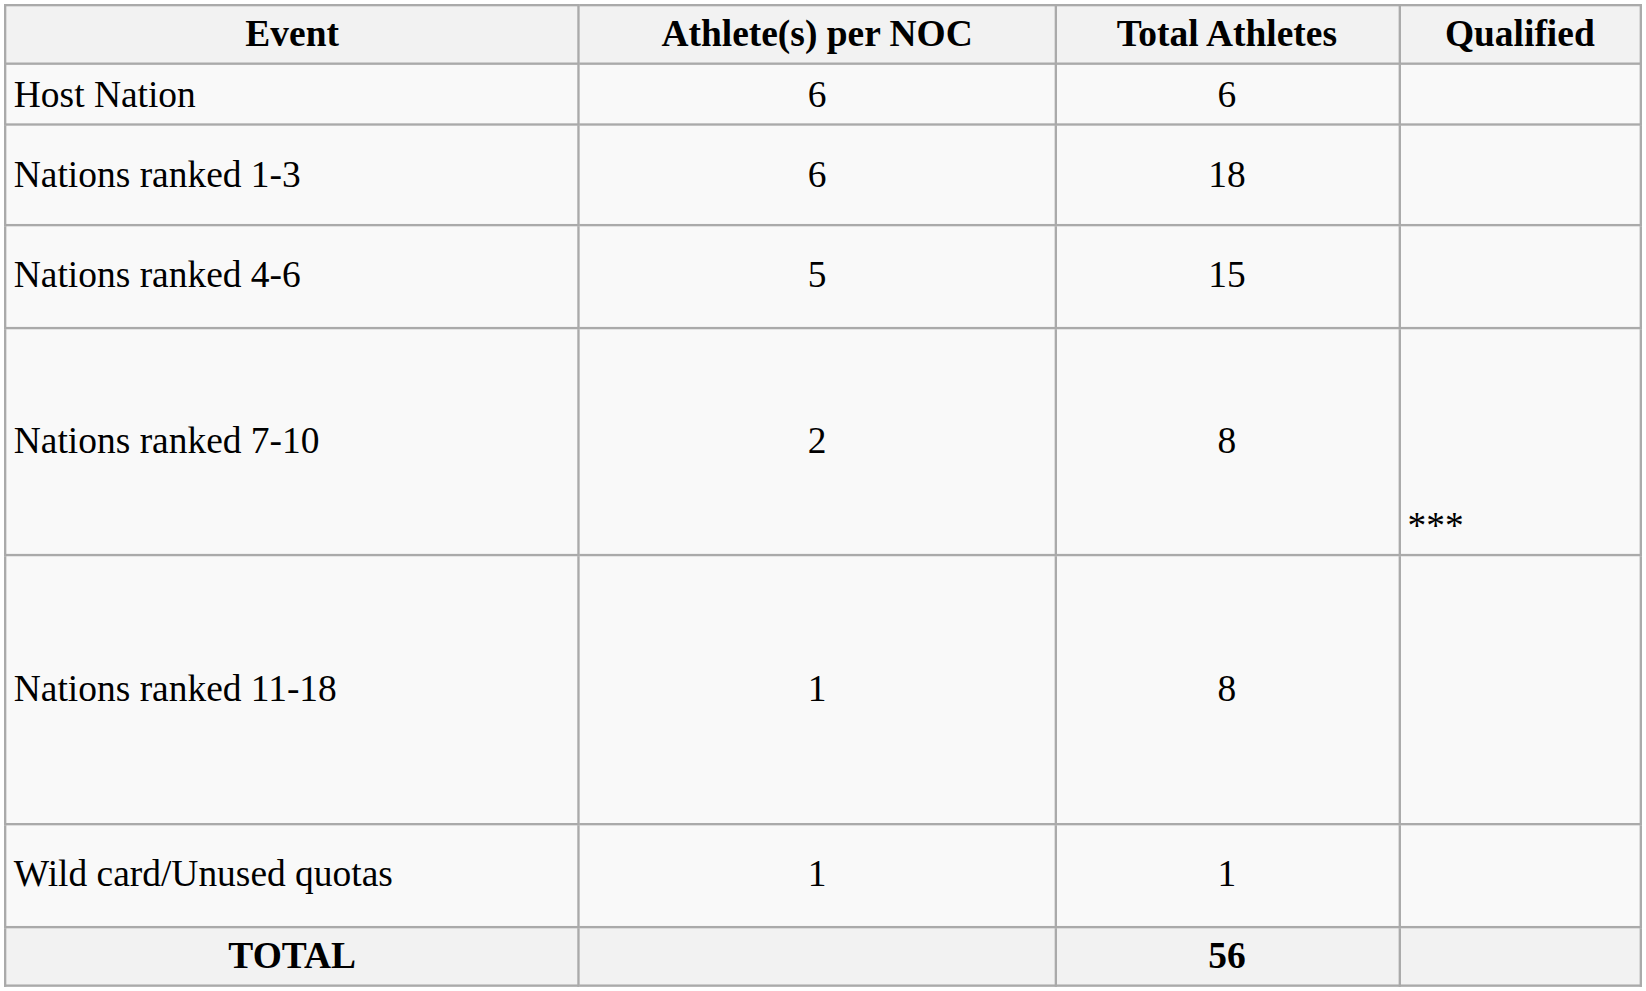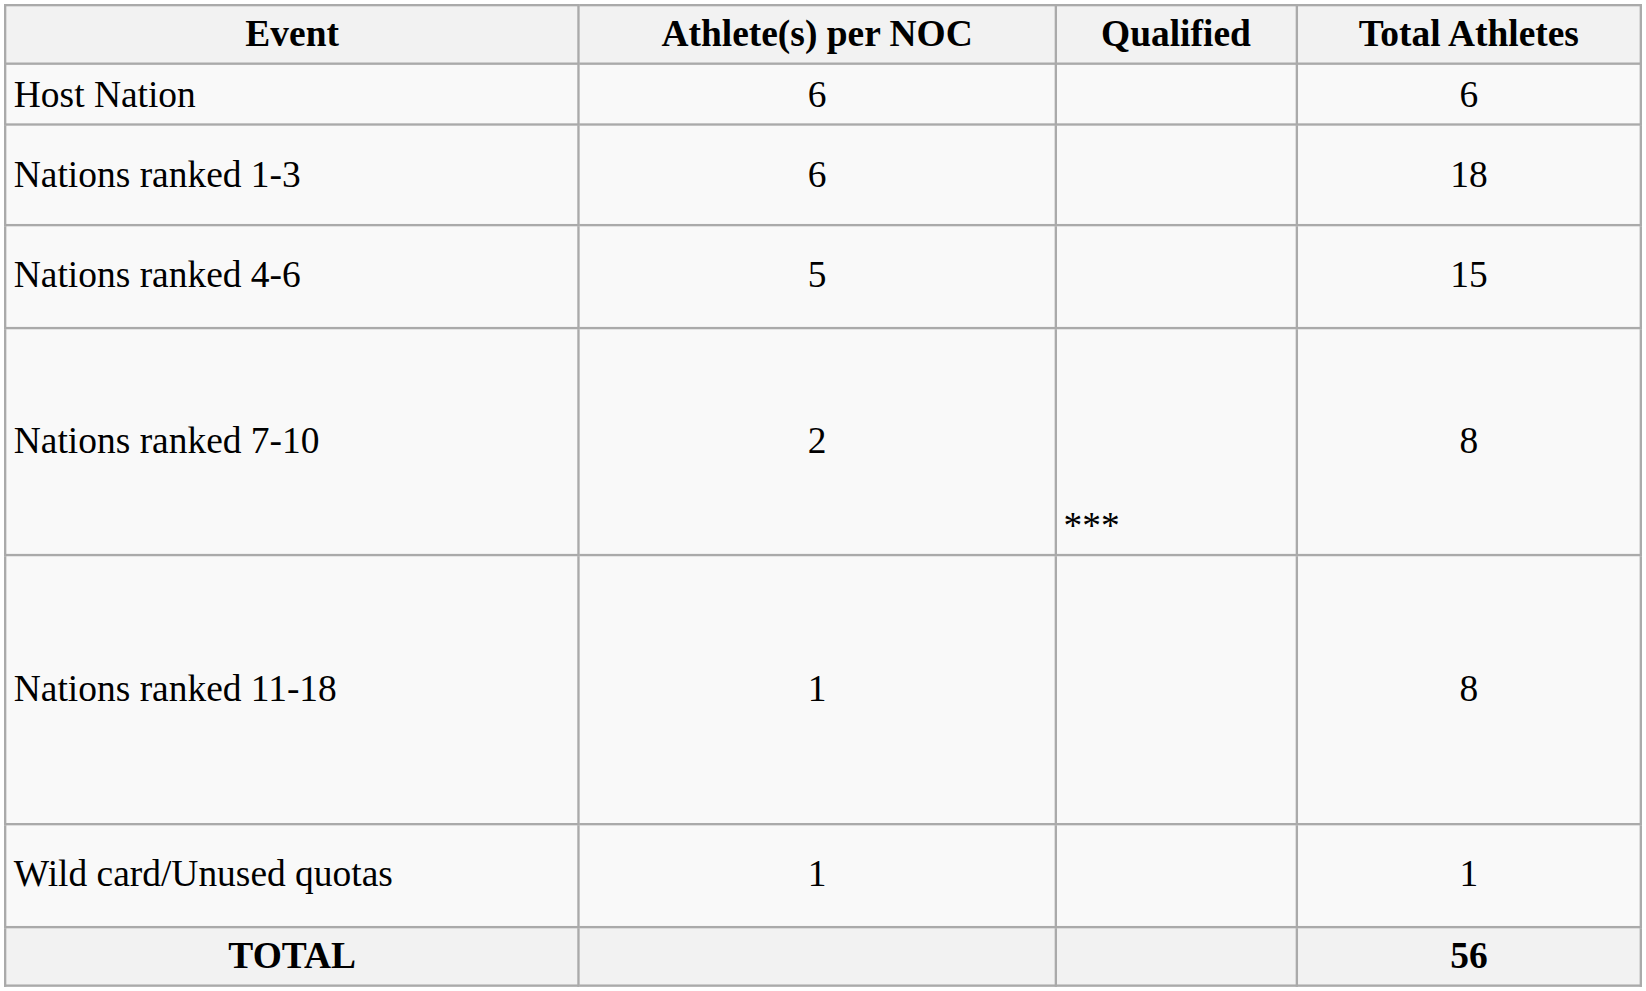columns swapped: (1227, 34) <-> (1520, 34)
